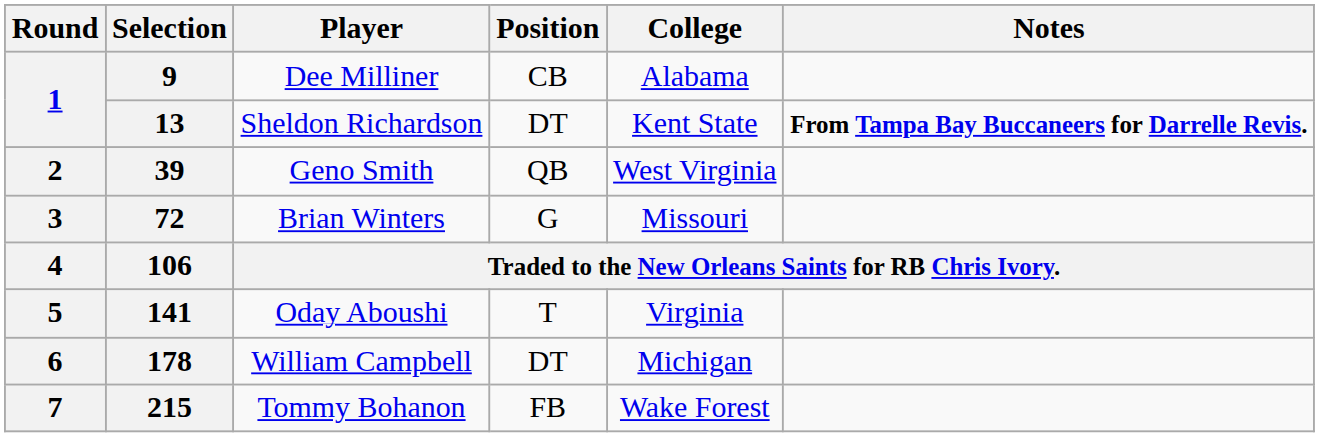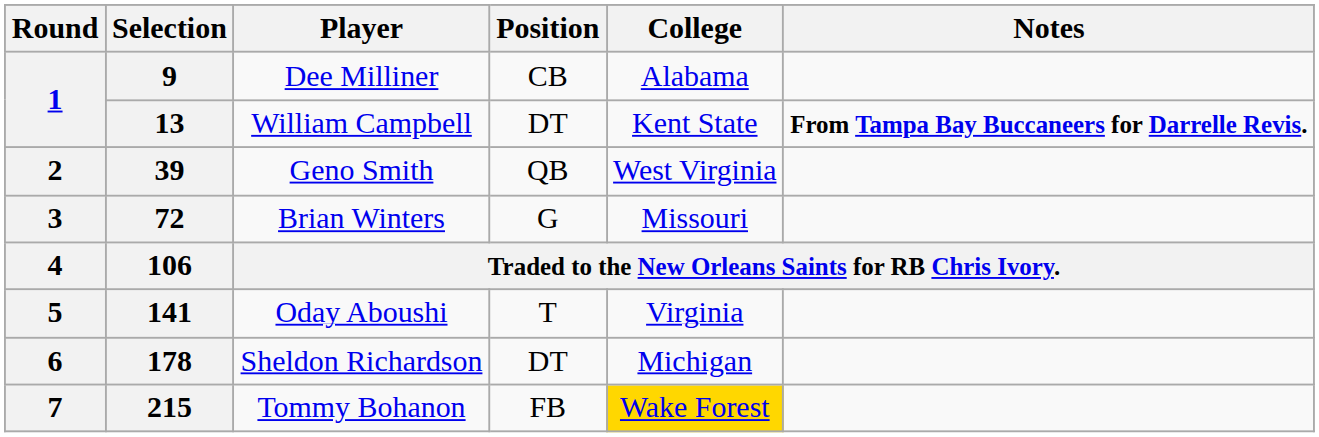(362, 123) Sheldon Richardson -> (361, 123) William Campbell
(361, 360) William Campbell -> (362, 360) Sheldon Richardson
(695, 407) no background -> (695, 407) gold background
